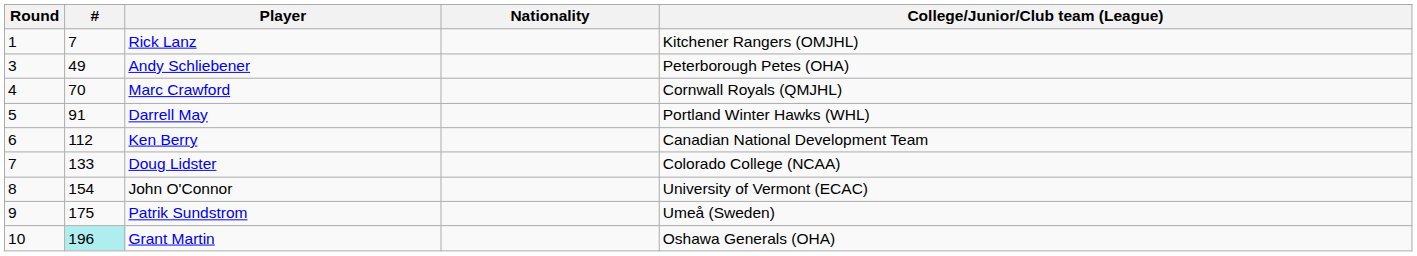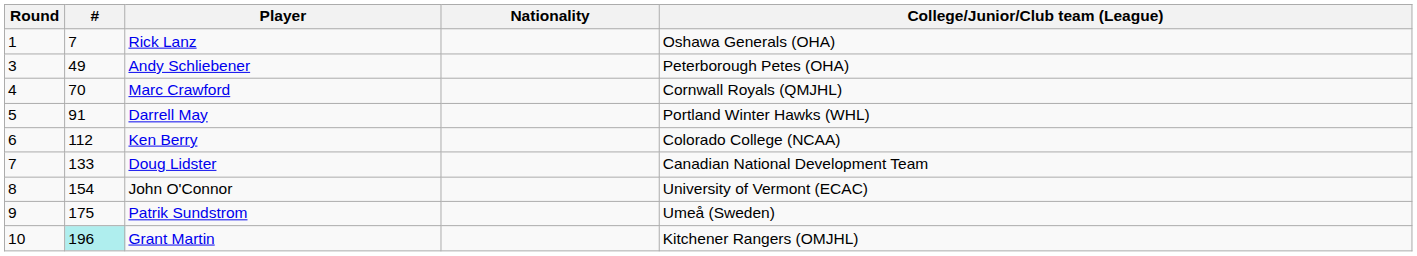(761, 41) Kitchener Rangers (OMJHL) -> (749, 41) Oshawa Generals (OHA)
(795, 139) Canadian National Development Team -> (752, 139) Colorado College (NCAA)
(752, 164) Colorado College (NCAA) -> (795, 164) Canadian National Development Team
(749, 238) Oshawa Generals (OHA) -> (761, 238) Kitchener Rangers (OMJHL)
